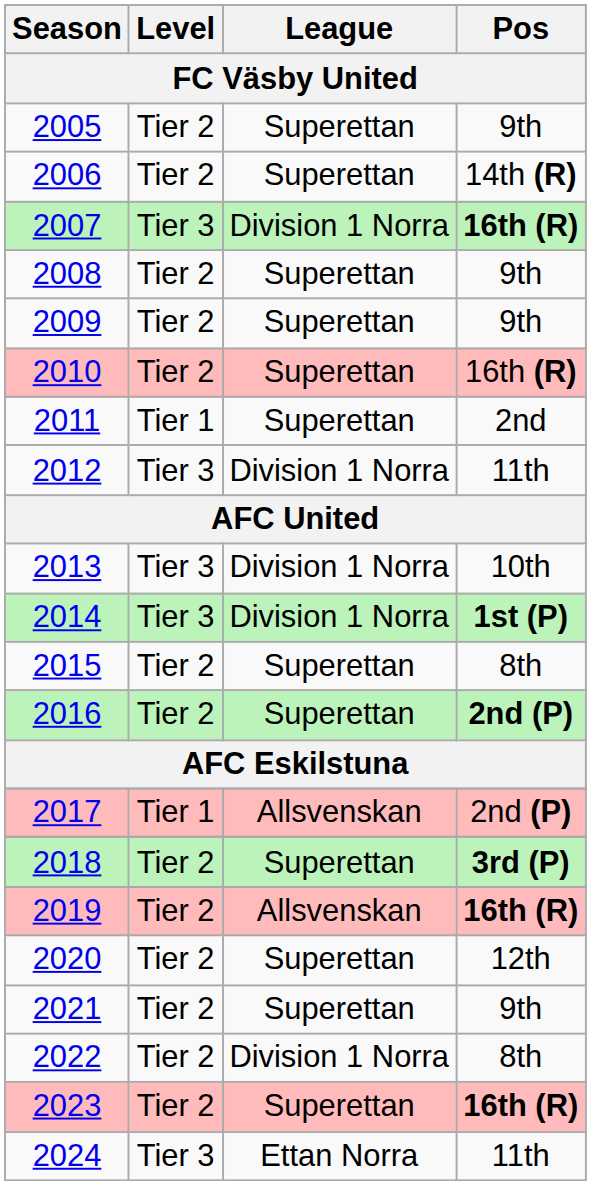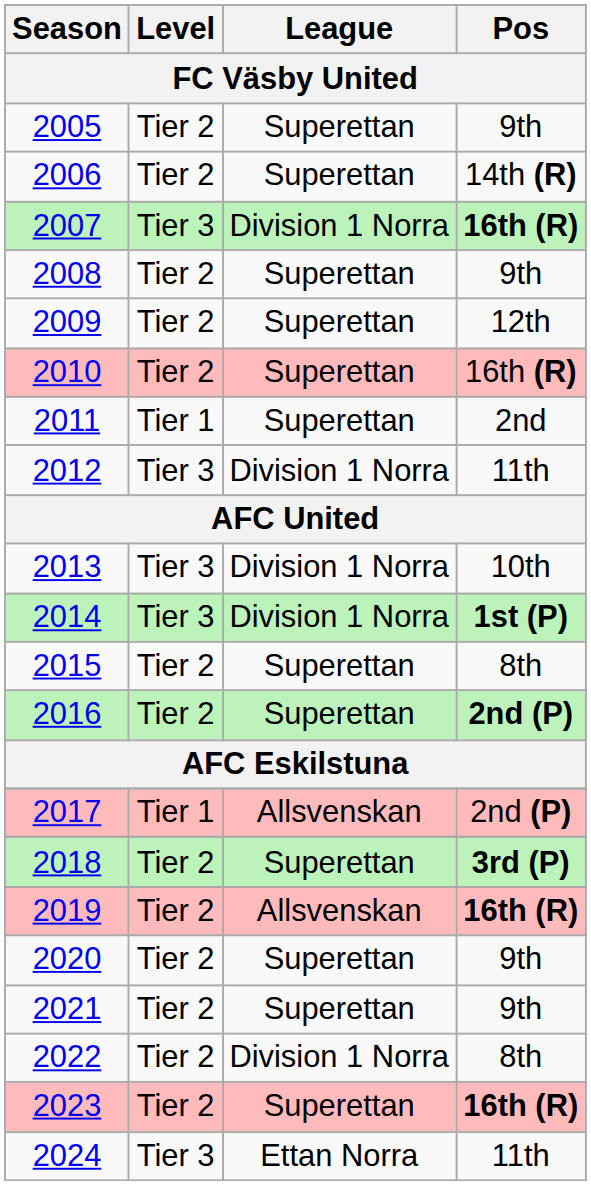(521, 322) 9th -> (521, 322) 12th
(521, 959) 12th -> (521, 959) 9th
